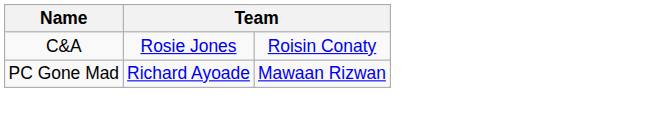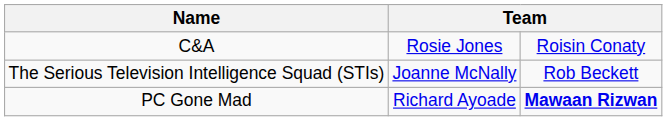+ row: (196, 73)
(322, 73) normal -> (591, 101) bold
